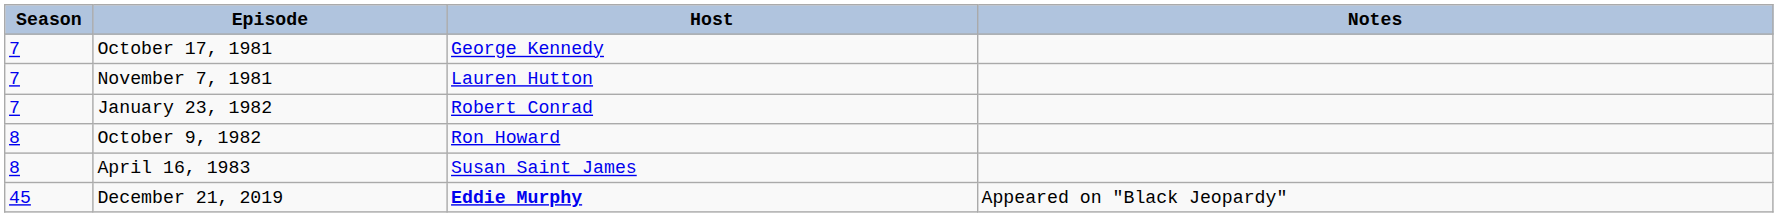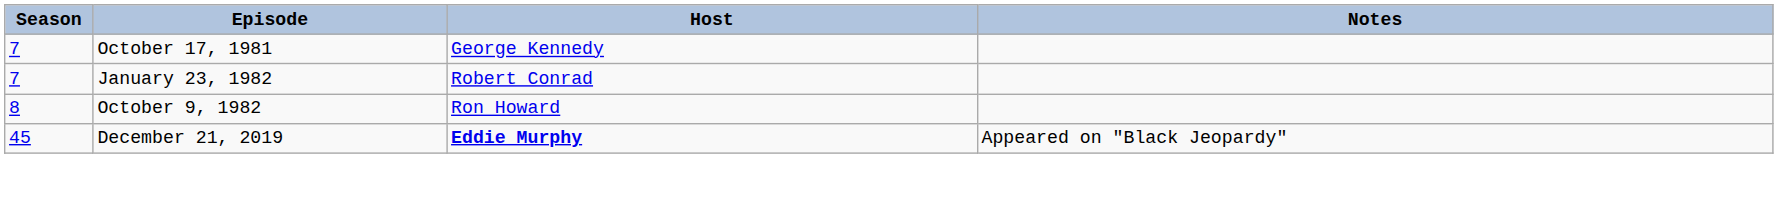- row: (185, 79)
- row: (174, 168)
